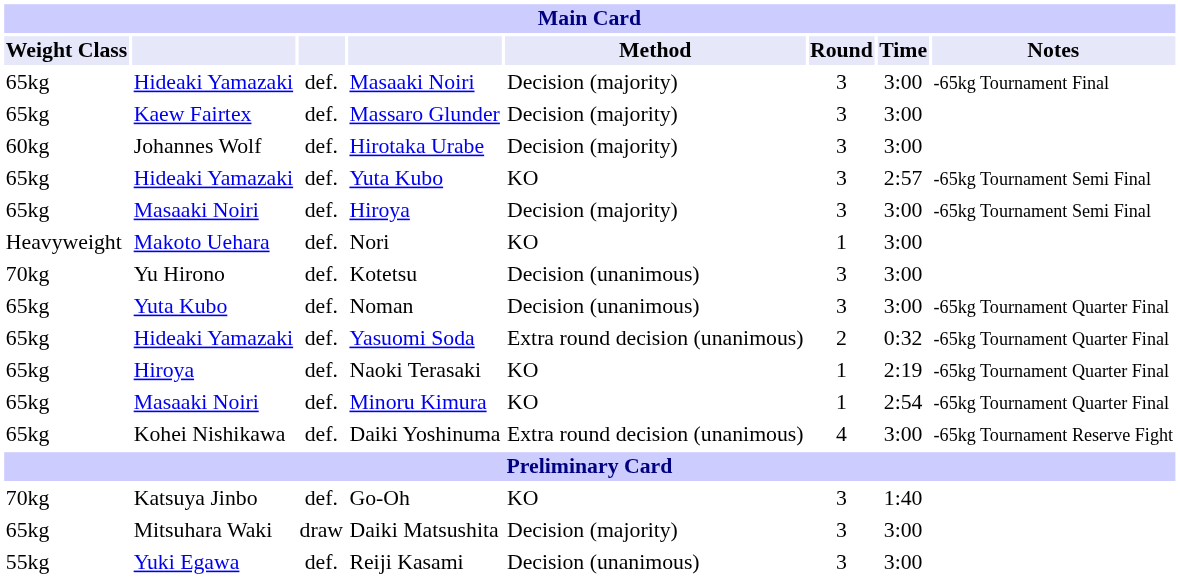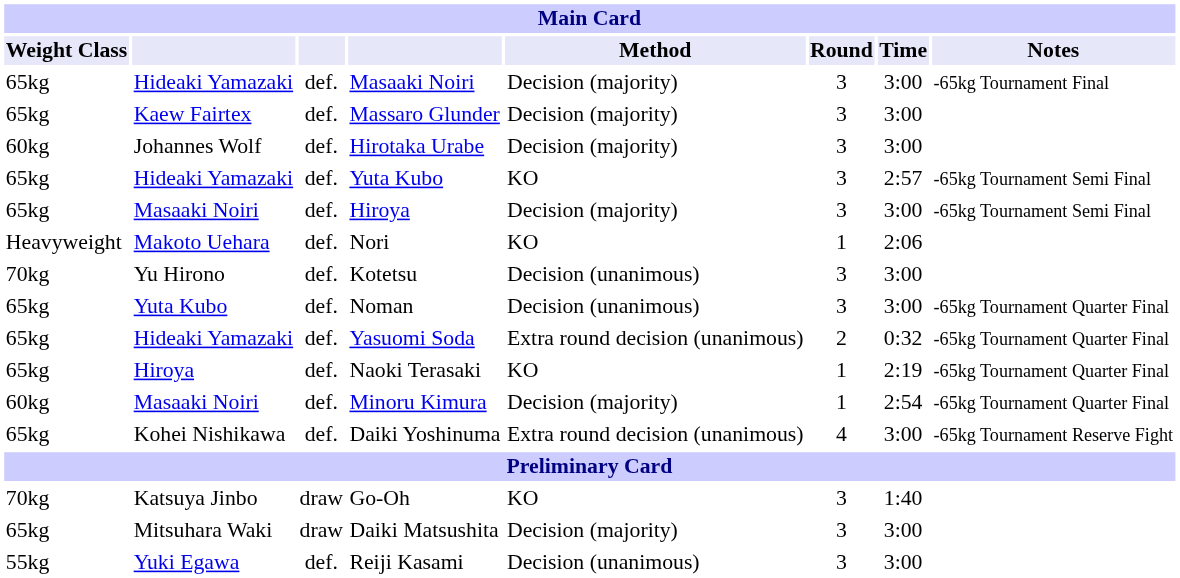(903, 242) 3:00 -> (903, 242) 2:06
(28, 402) 65kg -> (28, 402) 60kg
(523, 402) KO -> (592, 402) Decision (majority)
(321, 498) def. -> (321, 498) draw
